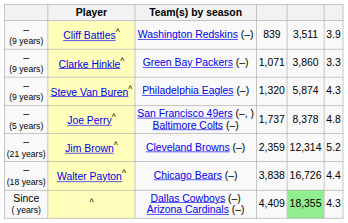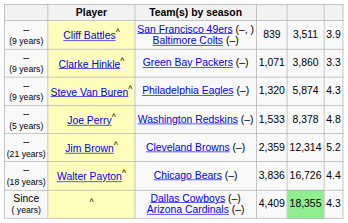(196, 35) Washington Redskins (–) -> (196, 35) San Francisco 49ers (–, ) Baltimore Colts (–)
(196, 119) San Francisco 49ers (–, ) Baltimore Colts (–) -> (196, 119) Washington Redskins (–)
(272, 119) 1,737 -> (272, 119) 1,533
(272, 176) 3,838 -> (272, 176) 3,836
